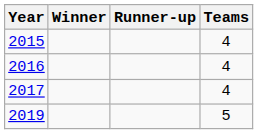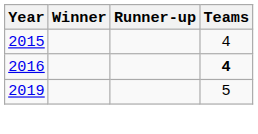(226, 67) normal -> (226, 67) bold
- row: (26, 91)
